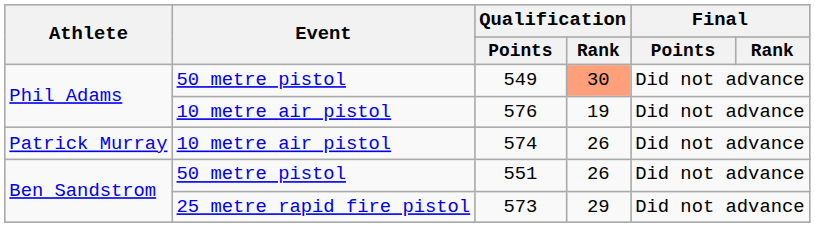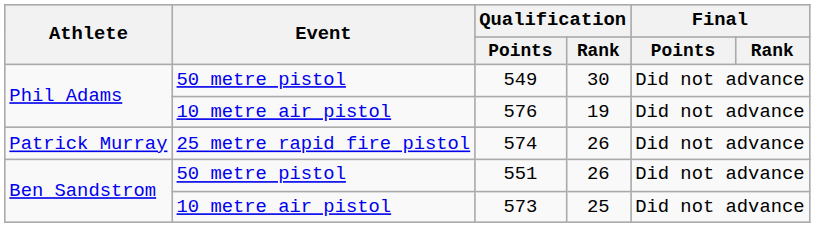(598, 80) lightsalmon background -> (598, 80) no background
(284, 143) 10 metre air pistol -> (323, 143) 25 metre rapid fire pistol
(323, 207) 25 metre rapid fire pistol -> (284, 207) 10 metre air pistol
(598, 207) 29 -> (598, 207) 25
